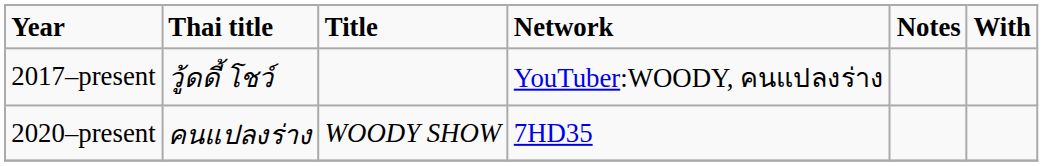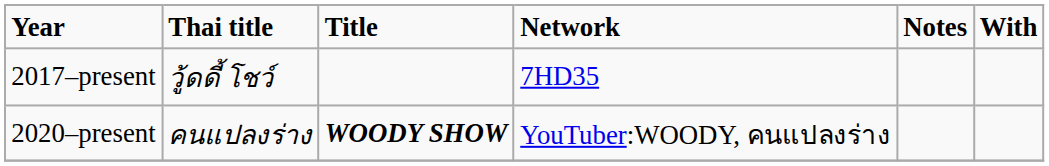(699, 78) YouTuber:WOODY, คนแปลงร่าง -> (560, 76) 7HD35
(413, 132) normal -> (416, 132) bold
(553, 132) 7HD35 -> (705, 134) YouTuber:WOODY, คนแปลงร่าง
